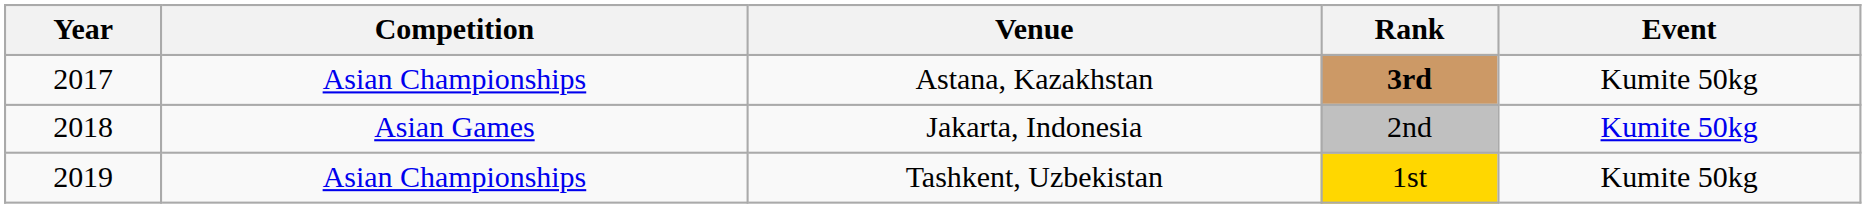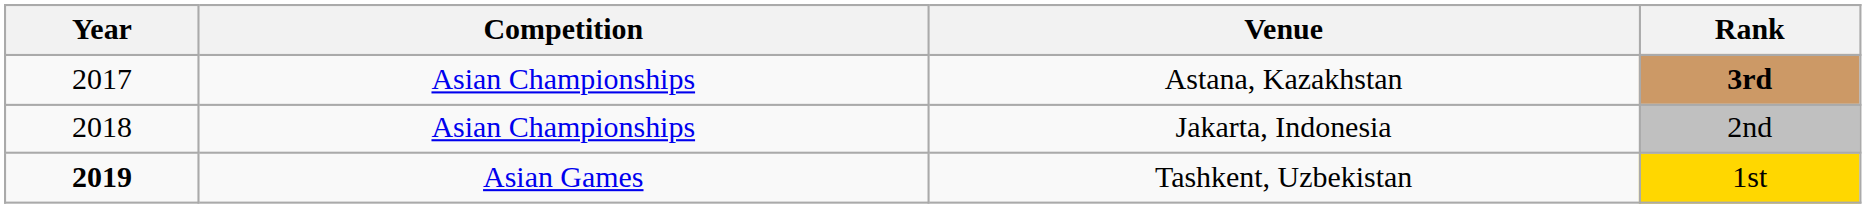- column: (1679, 29)
(454, 128) Asian Games -> (563, 128) Asian Championships
(83, 177) normal -> (102, 177) bold
(454, 177) Asian Championships -> (563, 177) Asian Games
